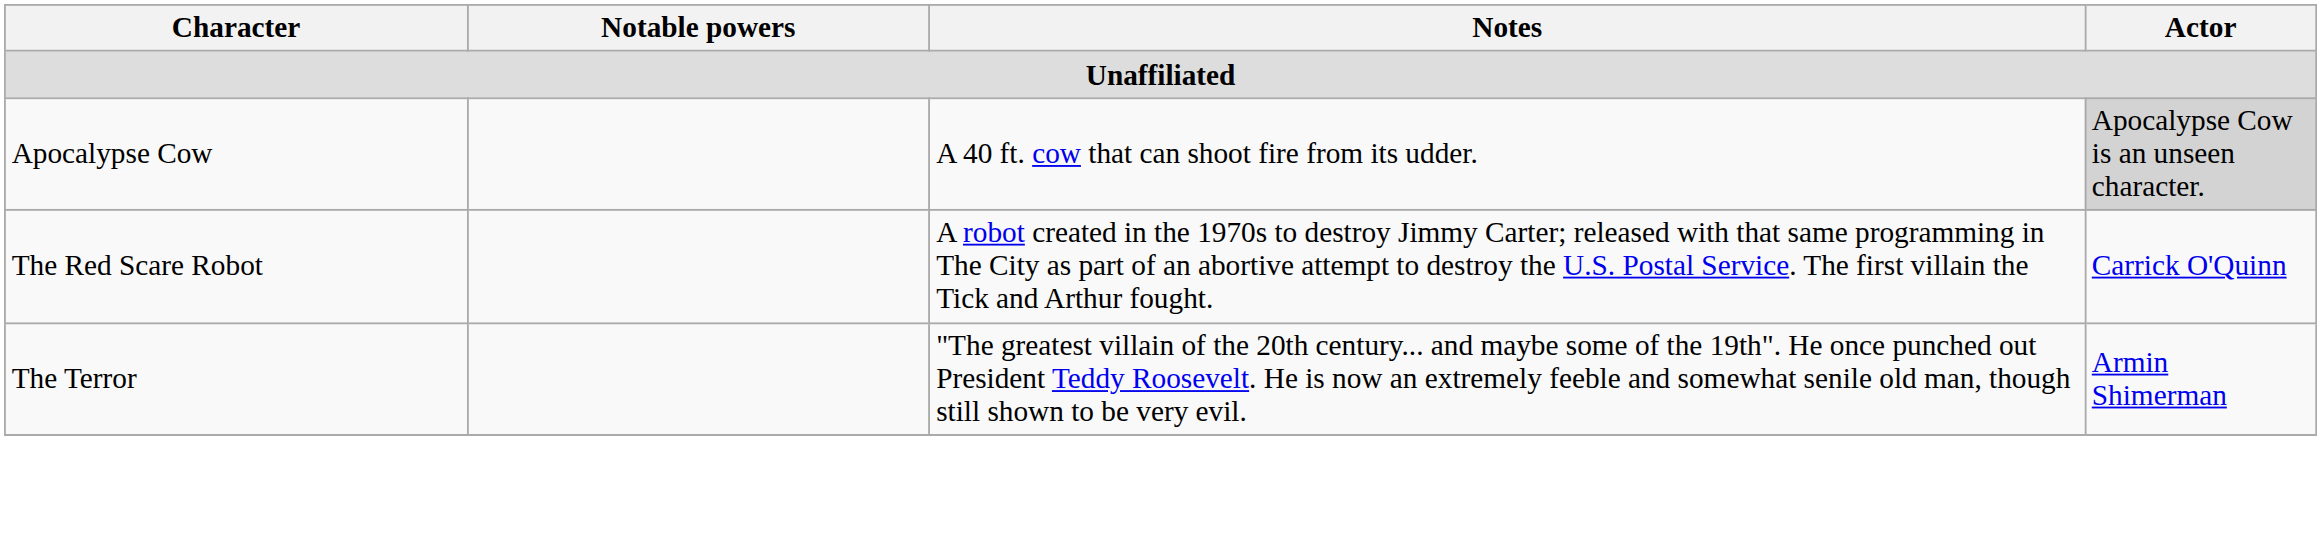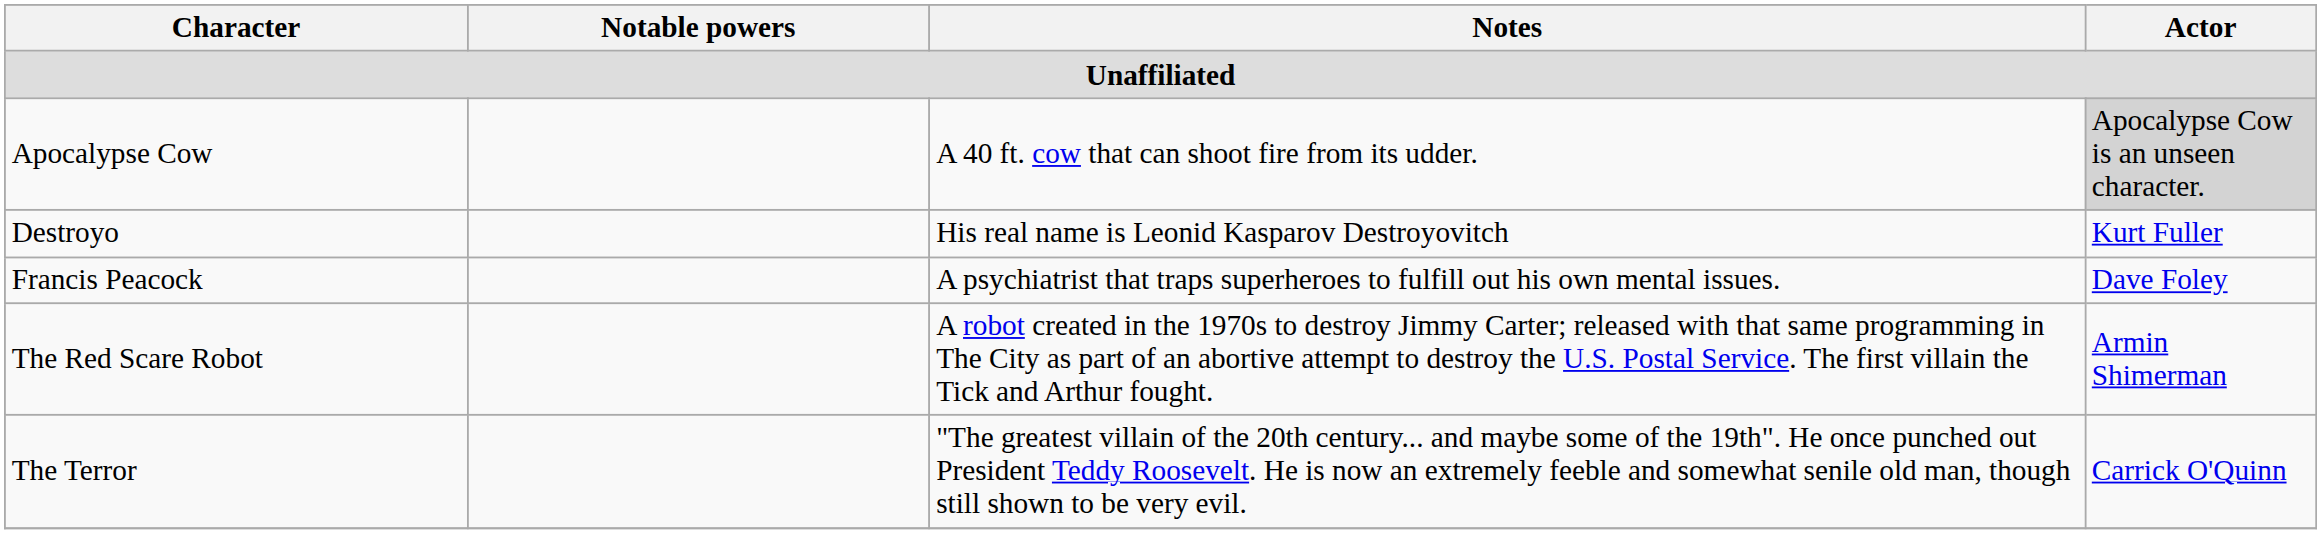+ row: (65, 232)
+ row: (107, 279)
(2189, 265) Carrick O'Quinn -> (2159, 358) Armin Shimerman
(2159, 378) Armin Shimerman -> (2189, 471) Carrick O'Quinn
